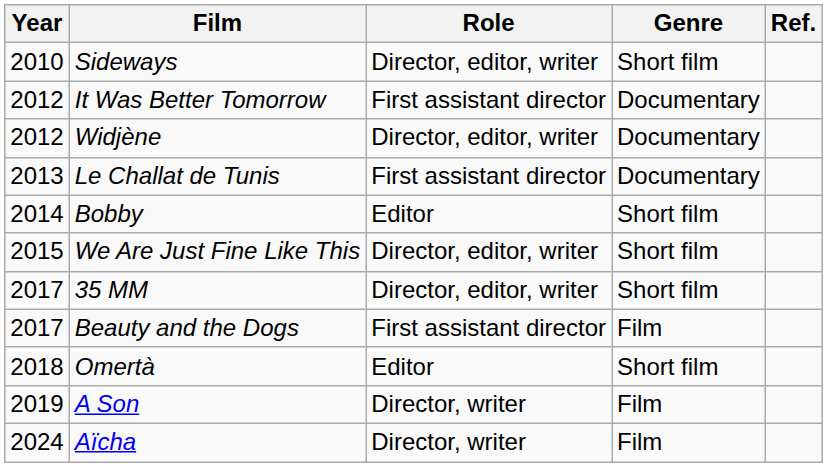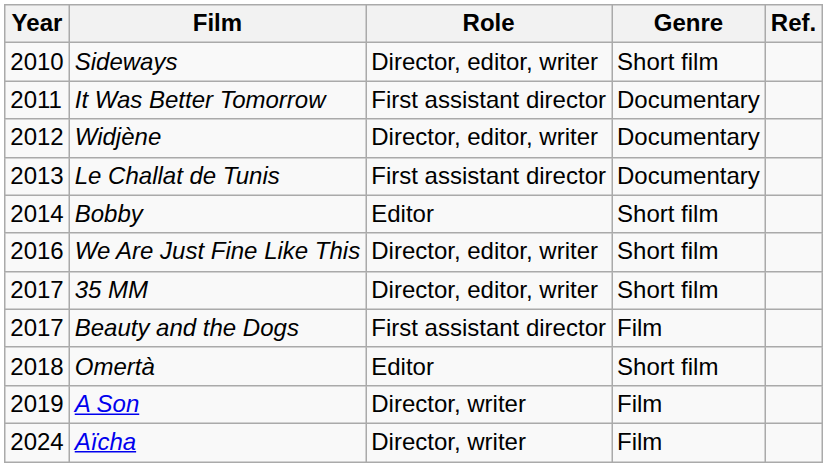(37, 99) 2012 -> (36, 99) 2011
(37, 251) 2015 -> (37, 251) 2016
